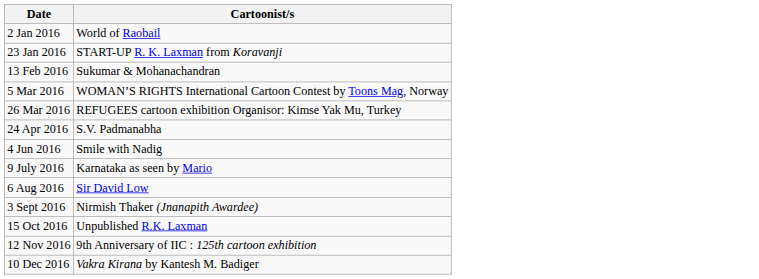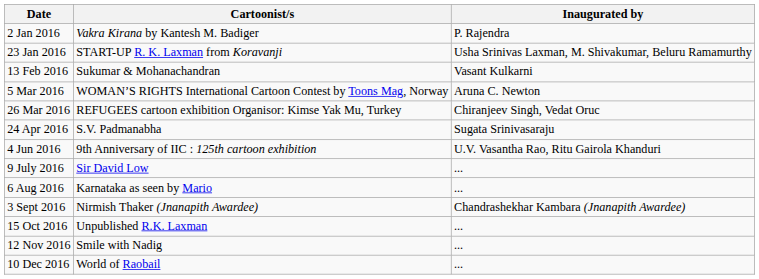+ column: (603, 14)
(118, 33) World of Raobail -> (167, 33) Vakra Kirana by Kantesh M. Badiger
(119, 149) Smile with Nadig -> (196, 149) 9th Anniversary of IIC : 125th cartoon exhibition
(144, 168) Karnataka as seen by Mario -> (112, 168) Sir David Low
(112, 187) Sir David Low -> (144, 187) Karnataka as seen by Mario
(196, 245) 9th Anniversary of IIC : 125th cartoon exhibition -> (119, 245) Smile with Nadig
(167, 264) Vakra Kirana by Kantesh M. Badiger -> (118, 264) World of Raobail
